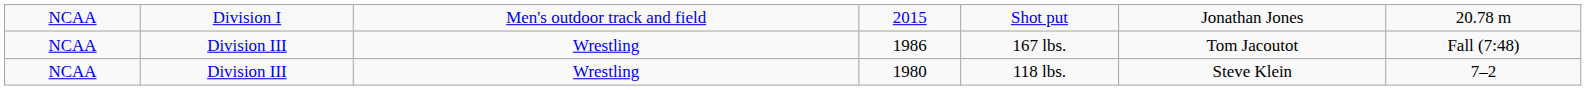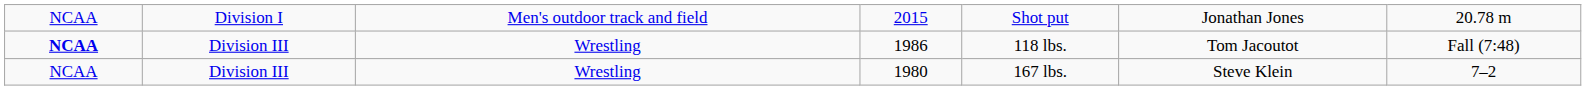(73, 44) normal -> (74, 44) bold
(1039, 44) 167 lbs. -> (1040, 44) 118 lbs.
(1039, 71) 118 lbs. -> (1040, 71) 167 lbs.
